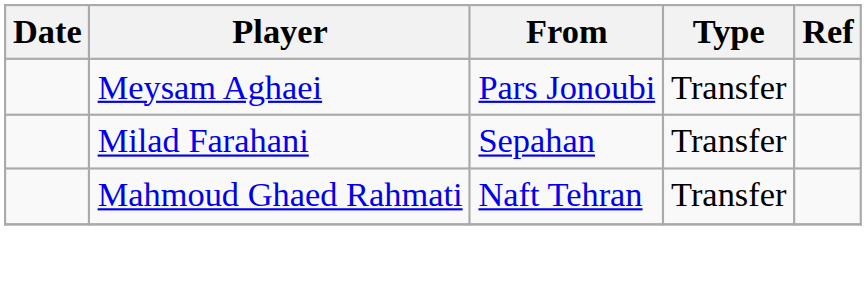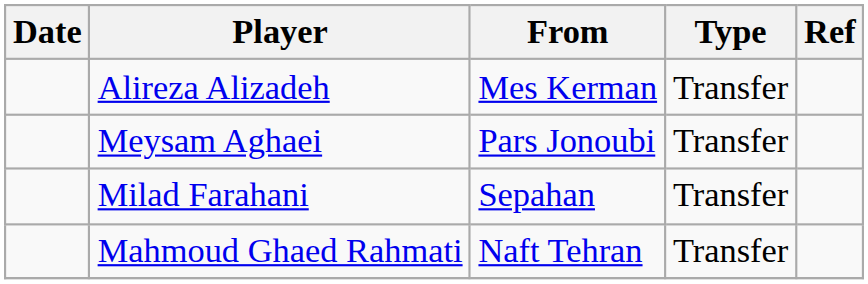+ row: (214, 86)
